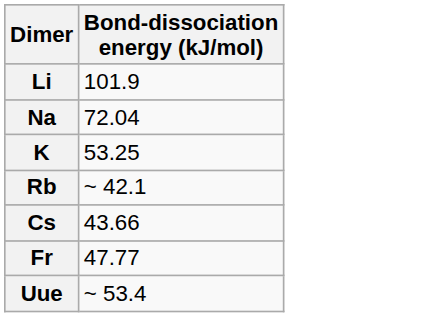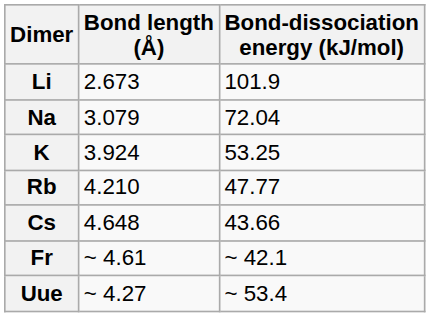+ column: (149, 34)
(115, 187) ~ 42.1 -> (252, 187) 47.77
(112, 258) 47.77 -> (256, 258) ~ 42.1
